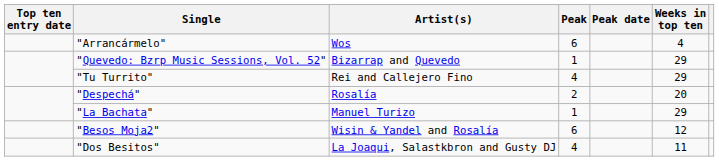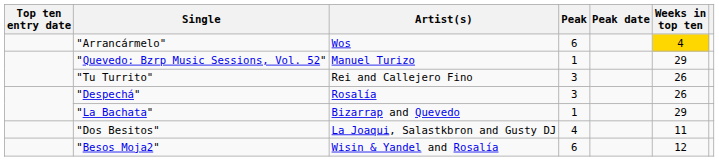(681, 43) no background -> (681, 43) gold background
(396, 60) Bizarrap and Quevedo -> (373, 60) Manuel Turizo
(574, 78) 4 -> (574, 78) 3
(681, 78) 29 -> (681, 78) 26
(574, 95) 2 -> (574, 95) 3
(681, 95) 20 -> (681, 95) 26
(373, 112) Manuel Turizo -> (396, 112) Bizarrap and Quevedo
rows swapped: (118, 130) <-> (118, 147)
